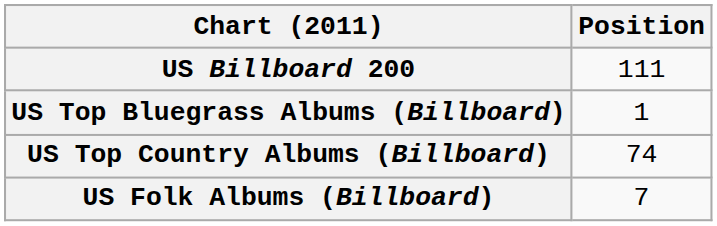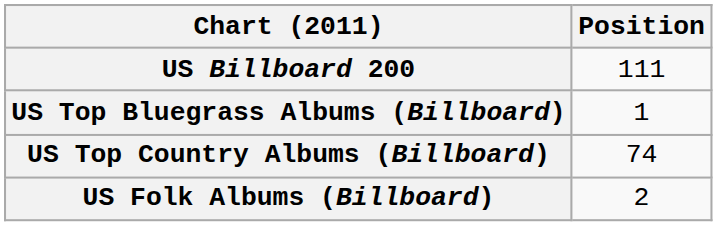(642, 199) 7 -> (642, 199) 2
